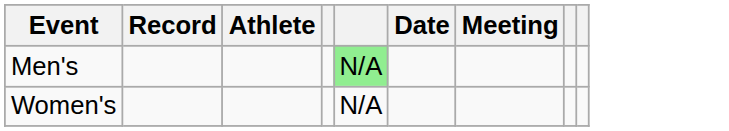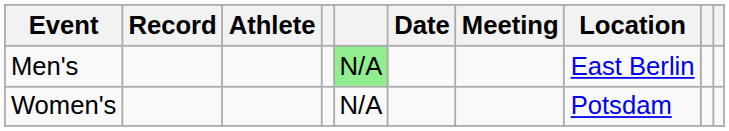+ column: (633, 26)
